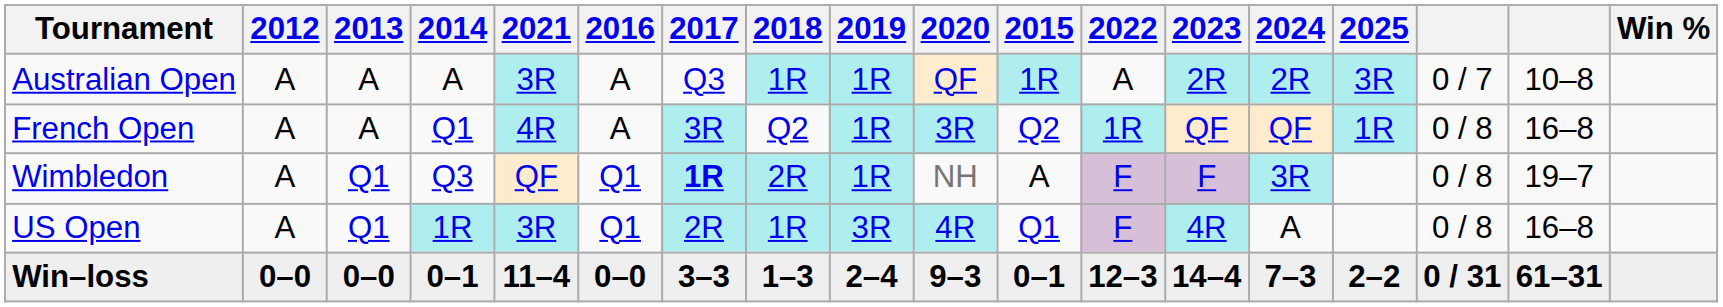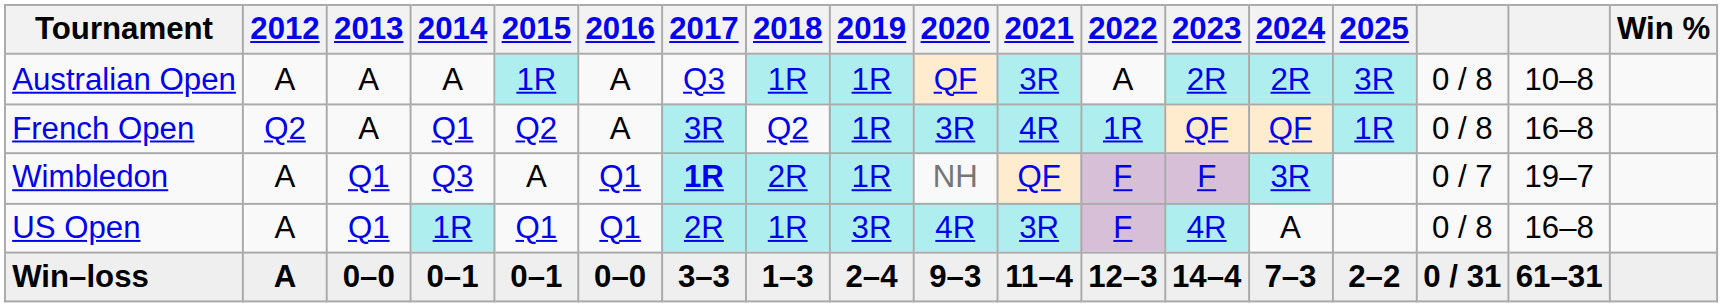columns swapped: (1039, 29) <-> (536, 29)
(1462, 78) 0 / 7 -> (1462, 78) 0 / 8
(285, 128) A -> (285, 128) Q2
(1462, 177) 0 / 8 -> (1462, 177) 0 / 7
(285, 276) 0–0 -> (285, 276) A
